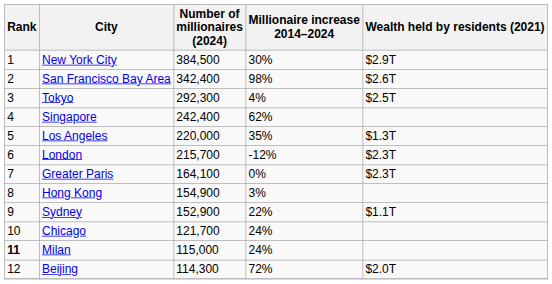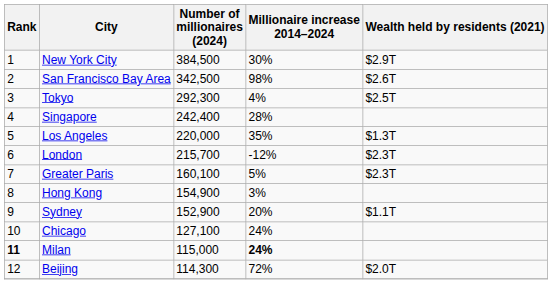(198, 79) 342,400 -> (198, 79) 342,500
(261, 117) 62% -> (261, 117) 28%
(198, 174) 164,100 -> (198, 174) 160,100
(257, 174) 0% -> (257, 174) 5%
(261, 212) 22% -> (261, 212) 20%
(198, 231) 121,700 -> (198, 231) 127,100
(261, 250) normal -> (261, 250) bold
